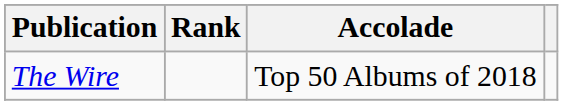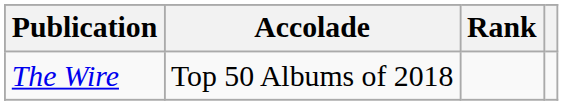columns swapped: (395, 28) <-> (206, 28)
